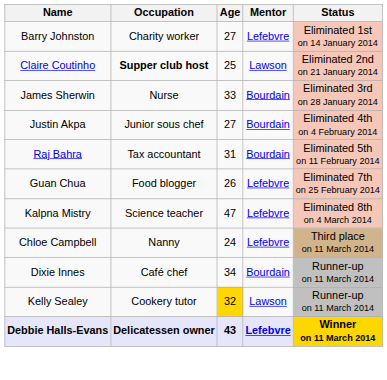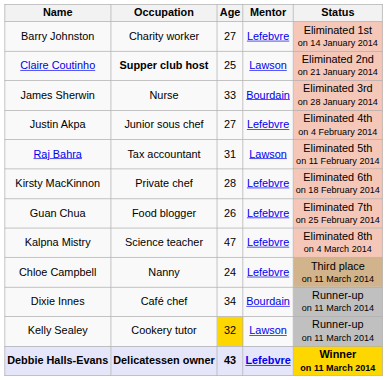(268, 124) Bourdain -> (268, 124) Lefebvre
(268, 154) Bourdain -> (268, 154) Lawson
+ row: (58, 183)
